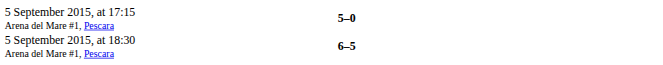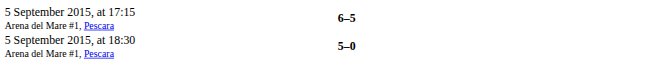(347, 18) 5–0 -> (347, 18) 6–5
(347, 46) 6–5 -> (347, 46) 5–0
